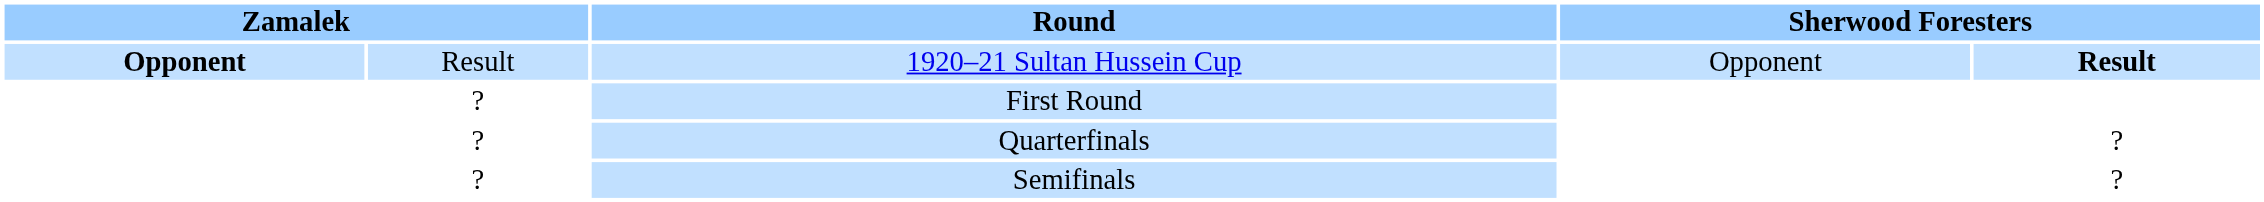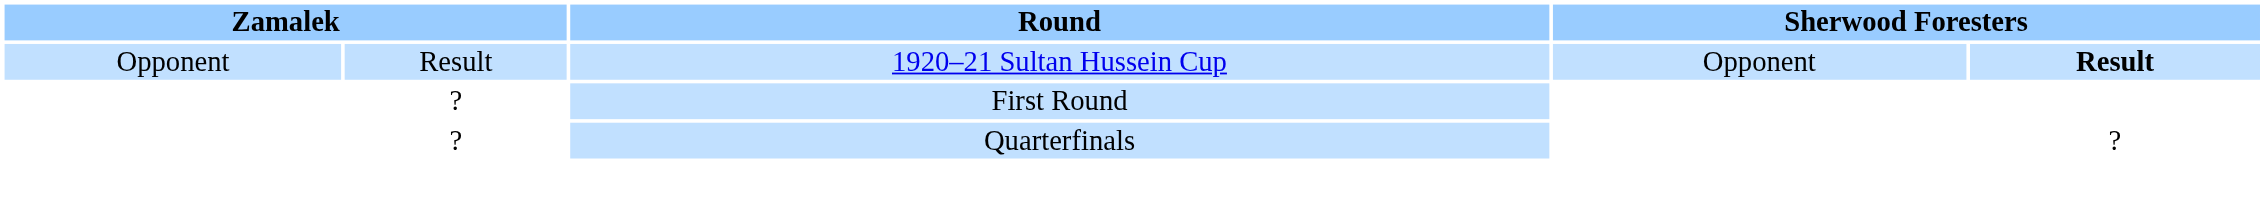(185, 61) bold -> (173, 61) normal
- row: (1074, 179)
